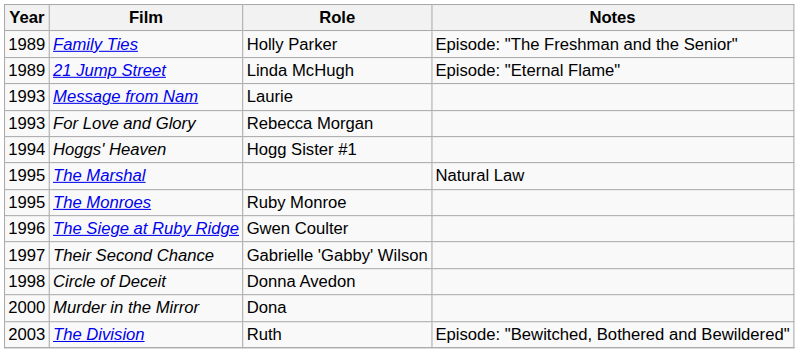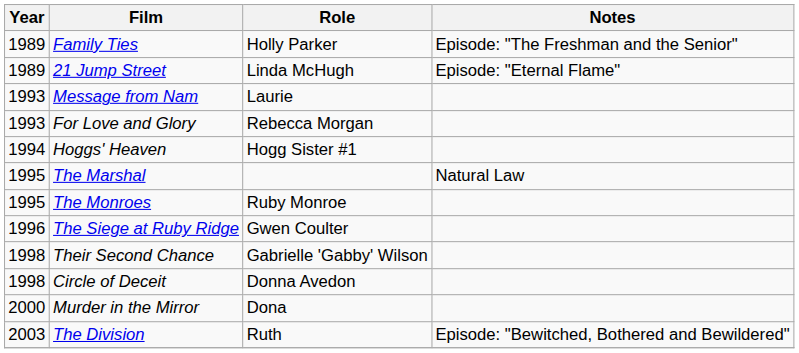(27, 255) 1997 -> (27, 255) 1998
